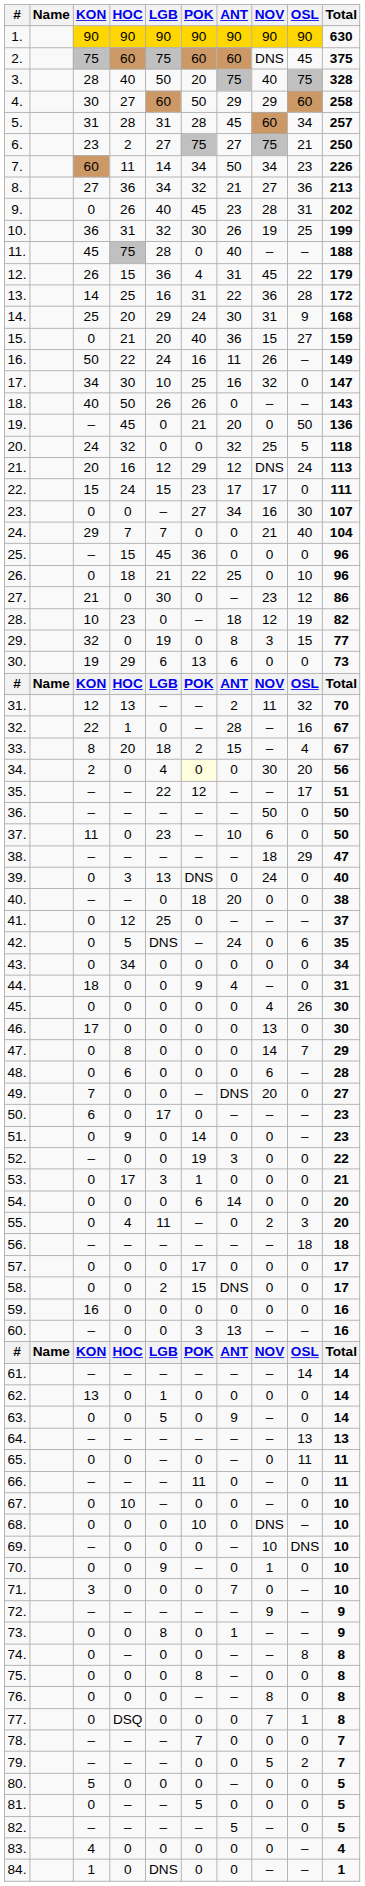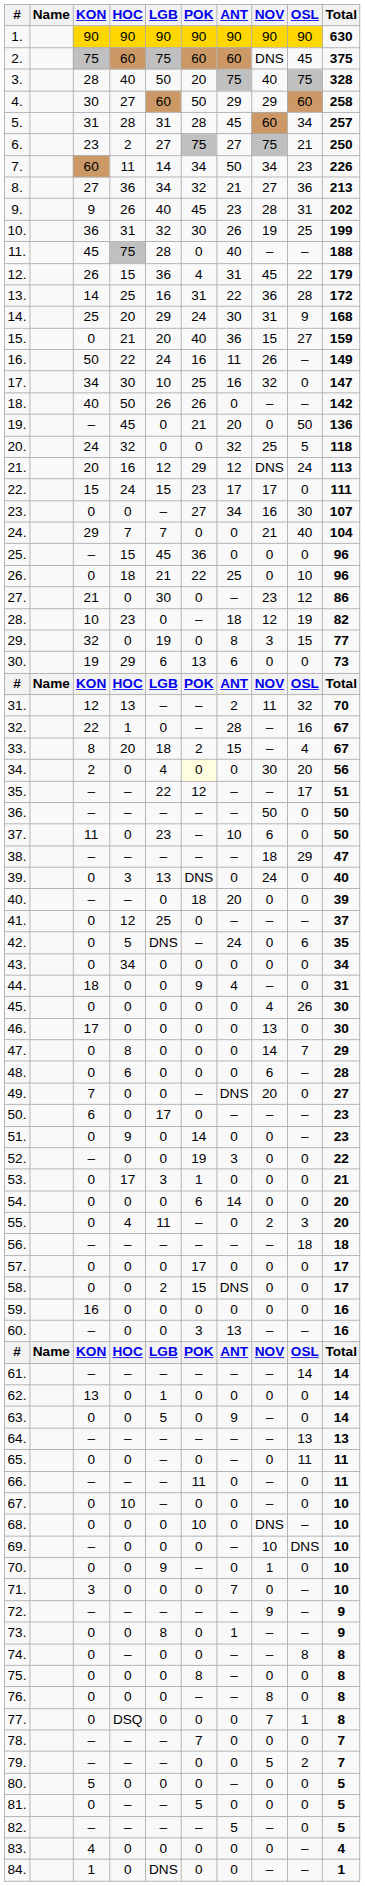(91, 209) 0 -> (91, 209) 9
(341, 403) 143 -> (341, 403) 142
(341, 899) 38 -> (341, 899) 39
